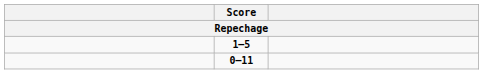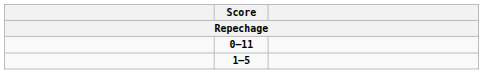rows swapped: (241, 45) <-> (241, 61)
